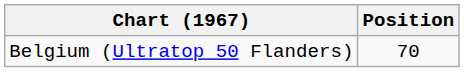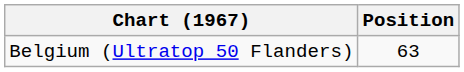(408, 51) 70 -> (408, 51) 63
